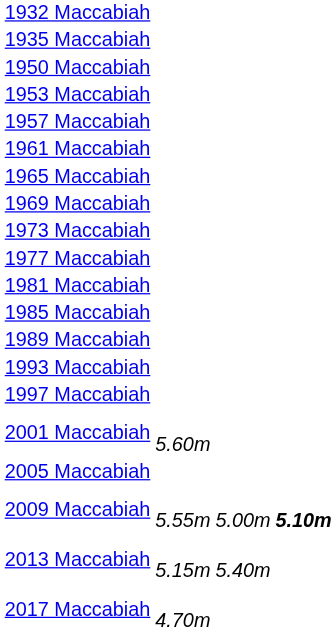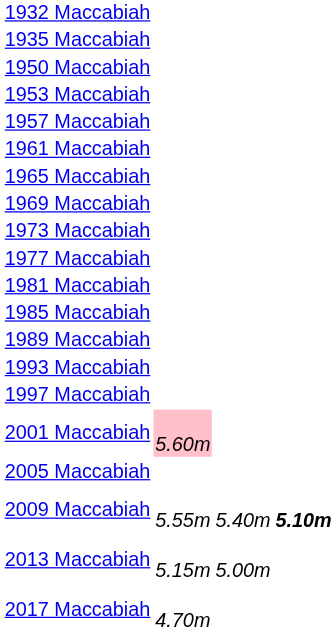(183, 444) no background -> (183, 444) pink background
(243, 521) 5.00m -> (243, 521) 5.40m
(243, 570) 5.40m -> (243, 570) 5.00m
